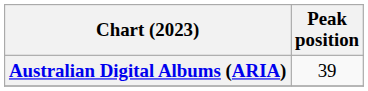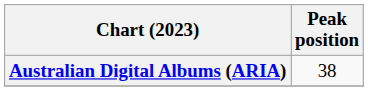(327, 70) 39 -> (327, 70) 38
